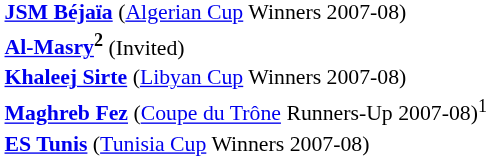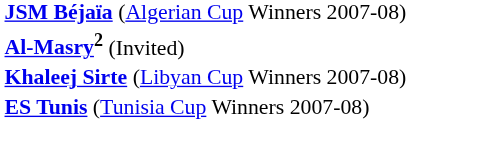- row: (246, 110)
